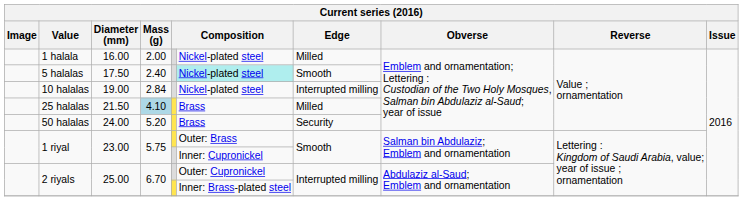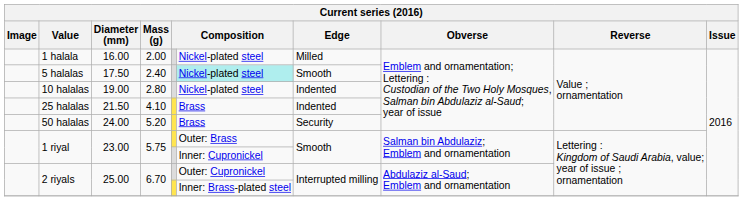(156, 90) 2.84 -> (156, 90) 2.80
(337, 90) Interrupted milling -> (316, 90) Indented
(156, 106) lightblue background -> (156, 106) no background
(309, 106) Milled -> (316, 106) Indented
